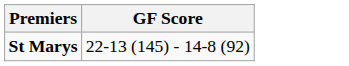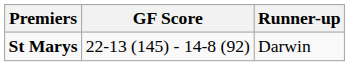+ column: (299, 18)
